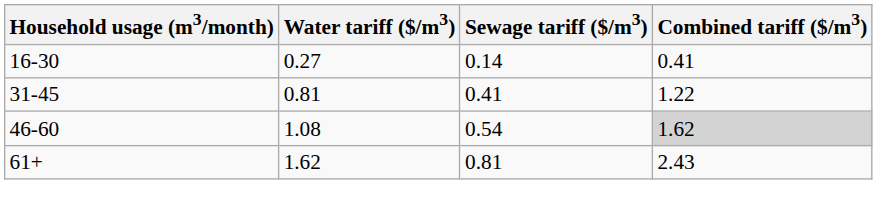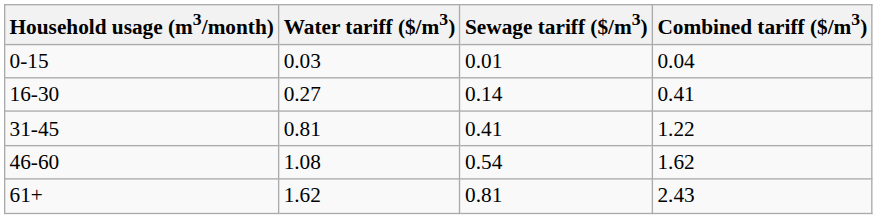+ row: (29, 60)
(676, 128) lightgrey background -> (676, 162) no background
